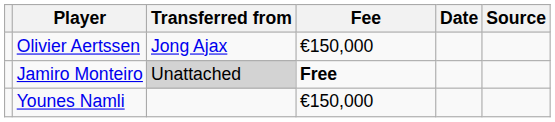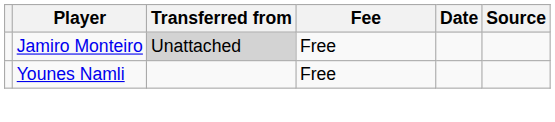- row: (78, 46)
(319, 74) bold -> (318, 46) normal
(337, 102) €150,000 -> (318, 74) Free
